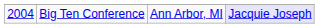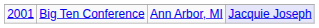(20, 14) 2004 -> (20, 14) 2001
